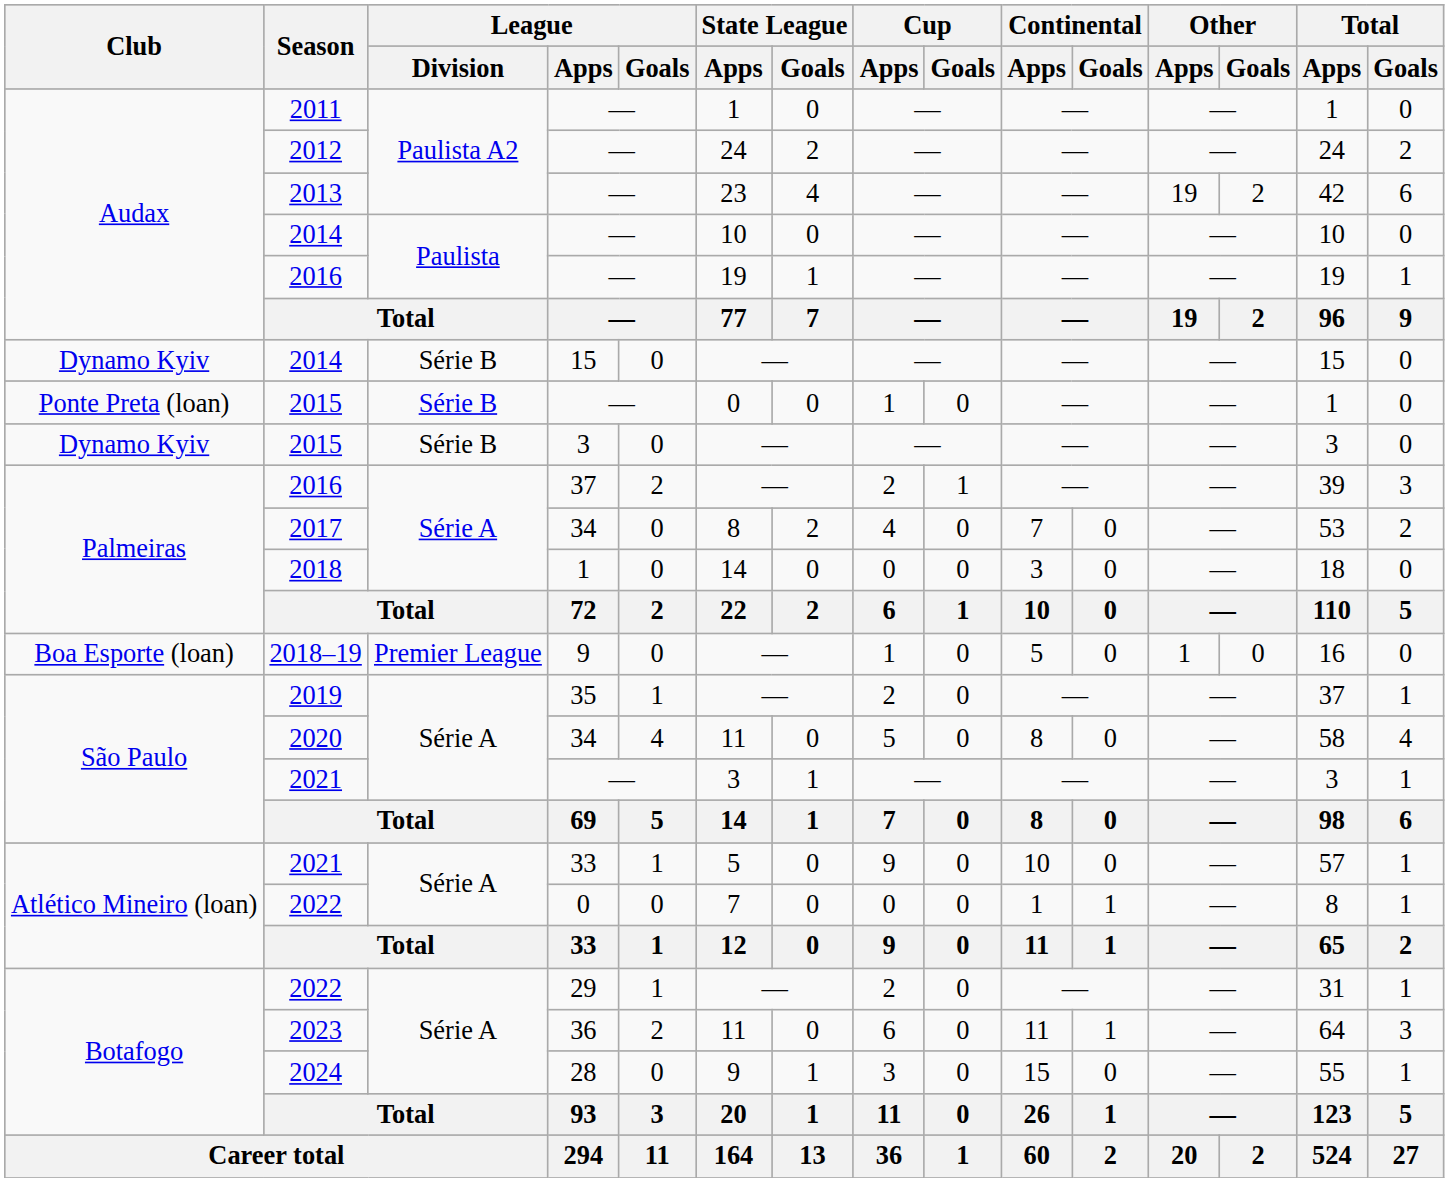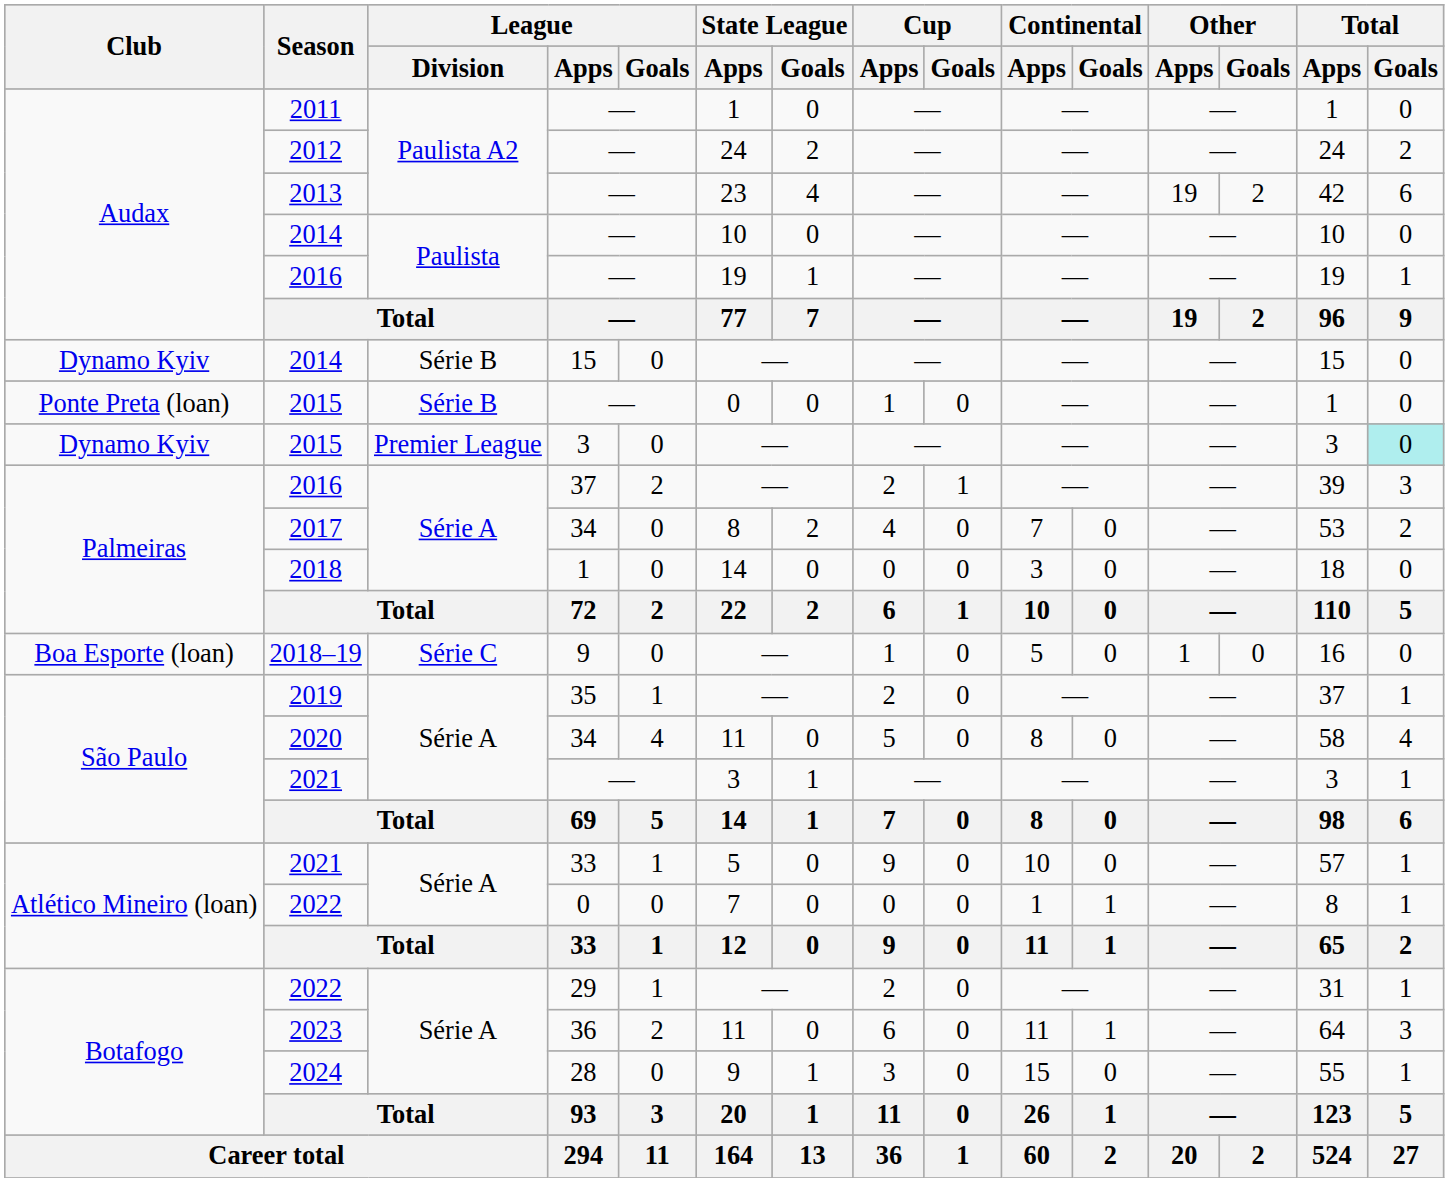(458, 444) Série B -> (458, 444) Premier League
(1406, 444) no background -> (1406, 444) paleturquoise background
(458, 653) Premier League -> (458, 653) Série C
